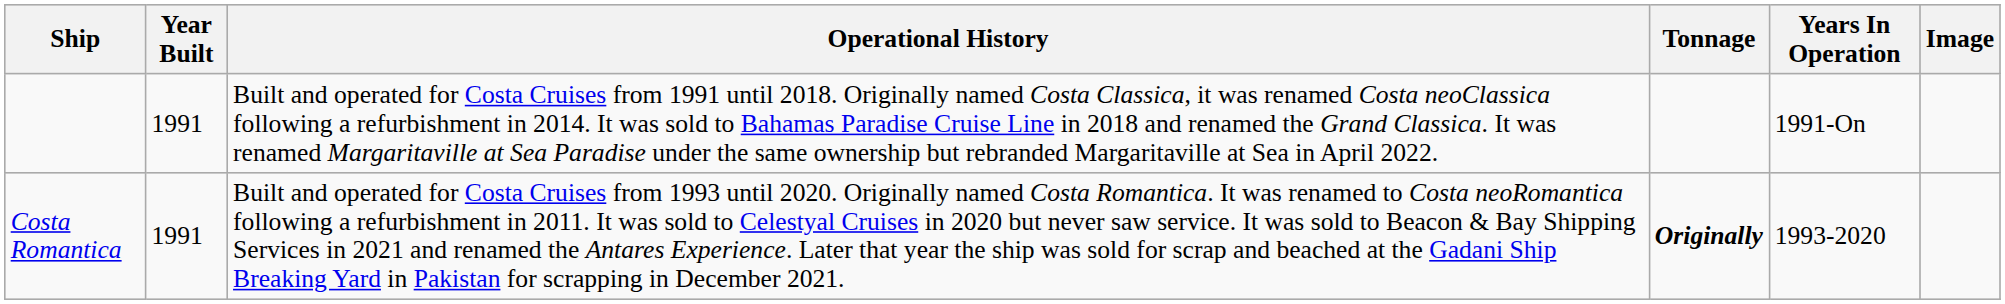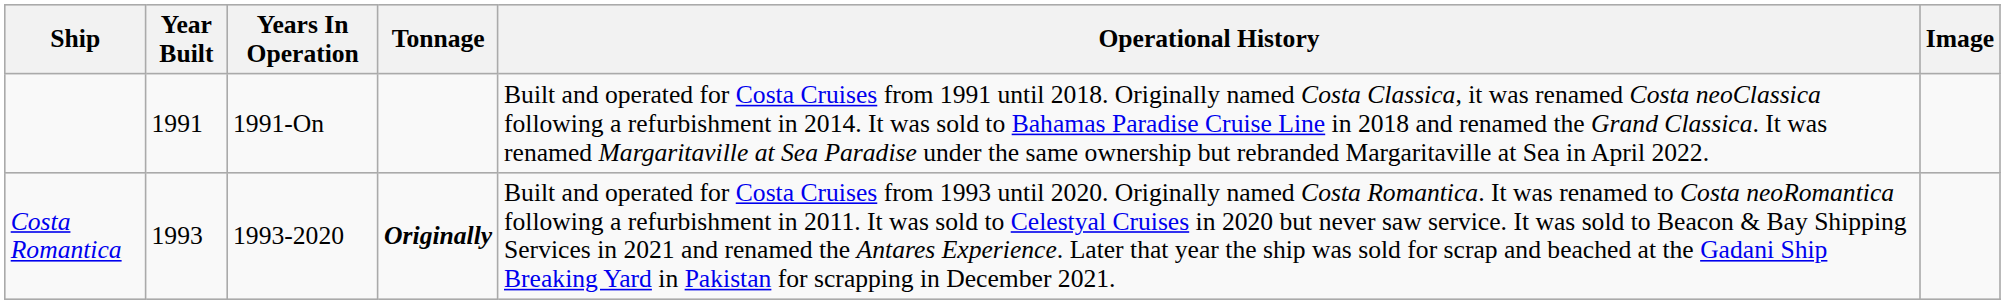columns swapped: (1844, 39) <-> (938, 39)
(177, 235) 1991 -> (177, 235) 1993
